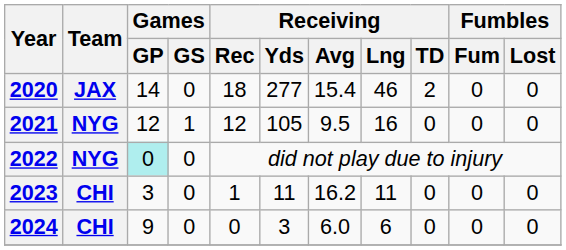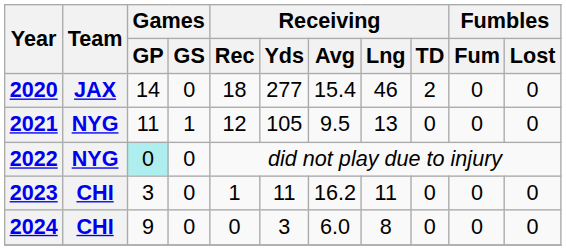(148, 124) 12 -> (148, 124) 11
(386, 124) 16 -> (386, 124) 13
(386, 227) 6 -> (386, 227) 8
